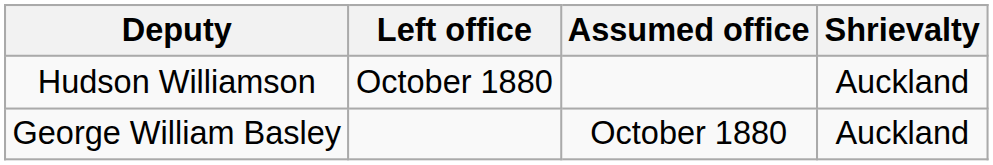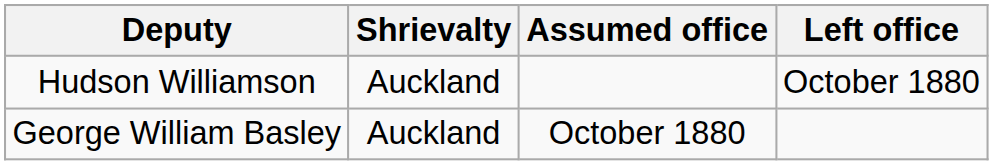columns swapped: (902, 30) <-> (454, 30)
